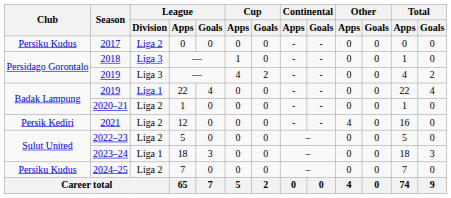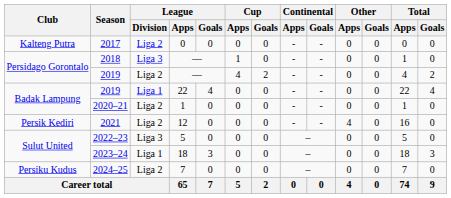(48, 43) Persiku Kudus -> (48, 43) Kalteng Putra
(150, 75) Liga 3 -> (150, 75) Liga 2
(150, 138) Liga 2 -> (150, 138) Liga 3
